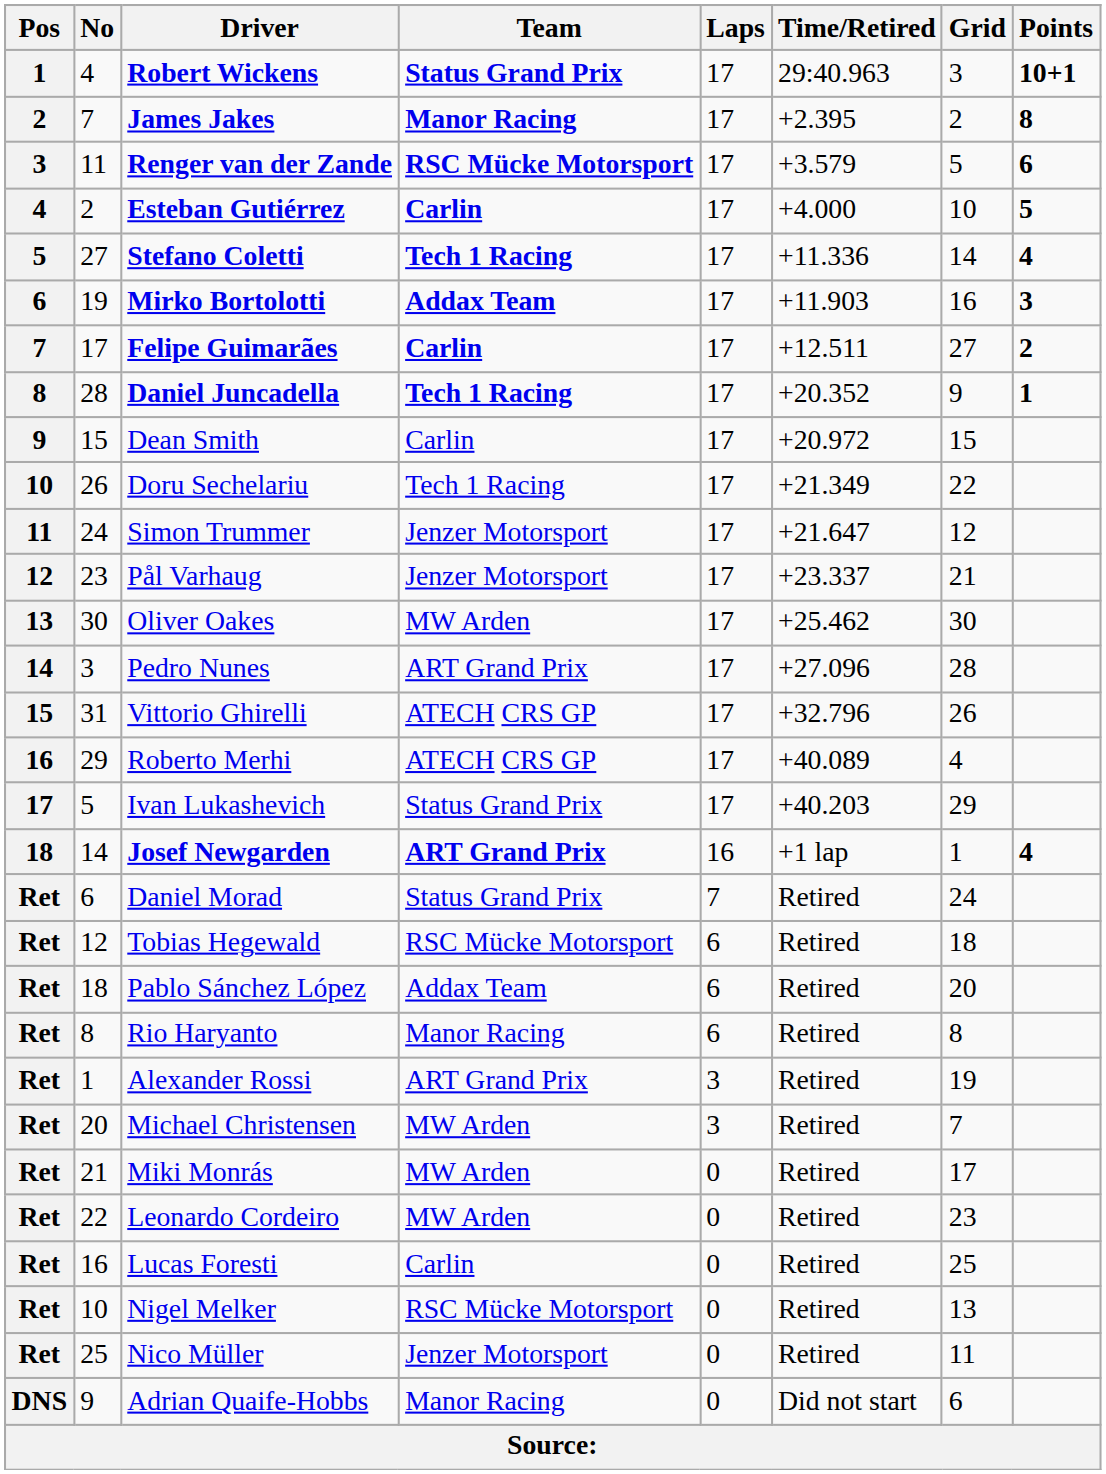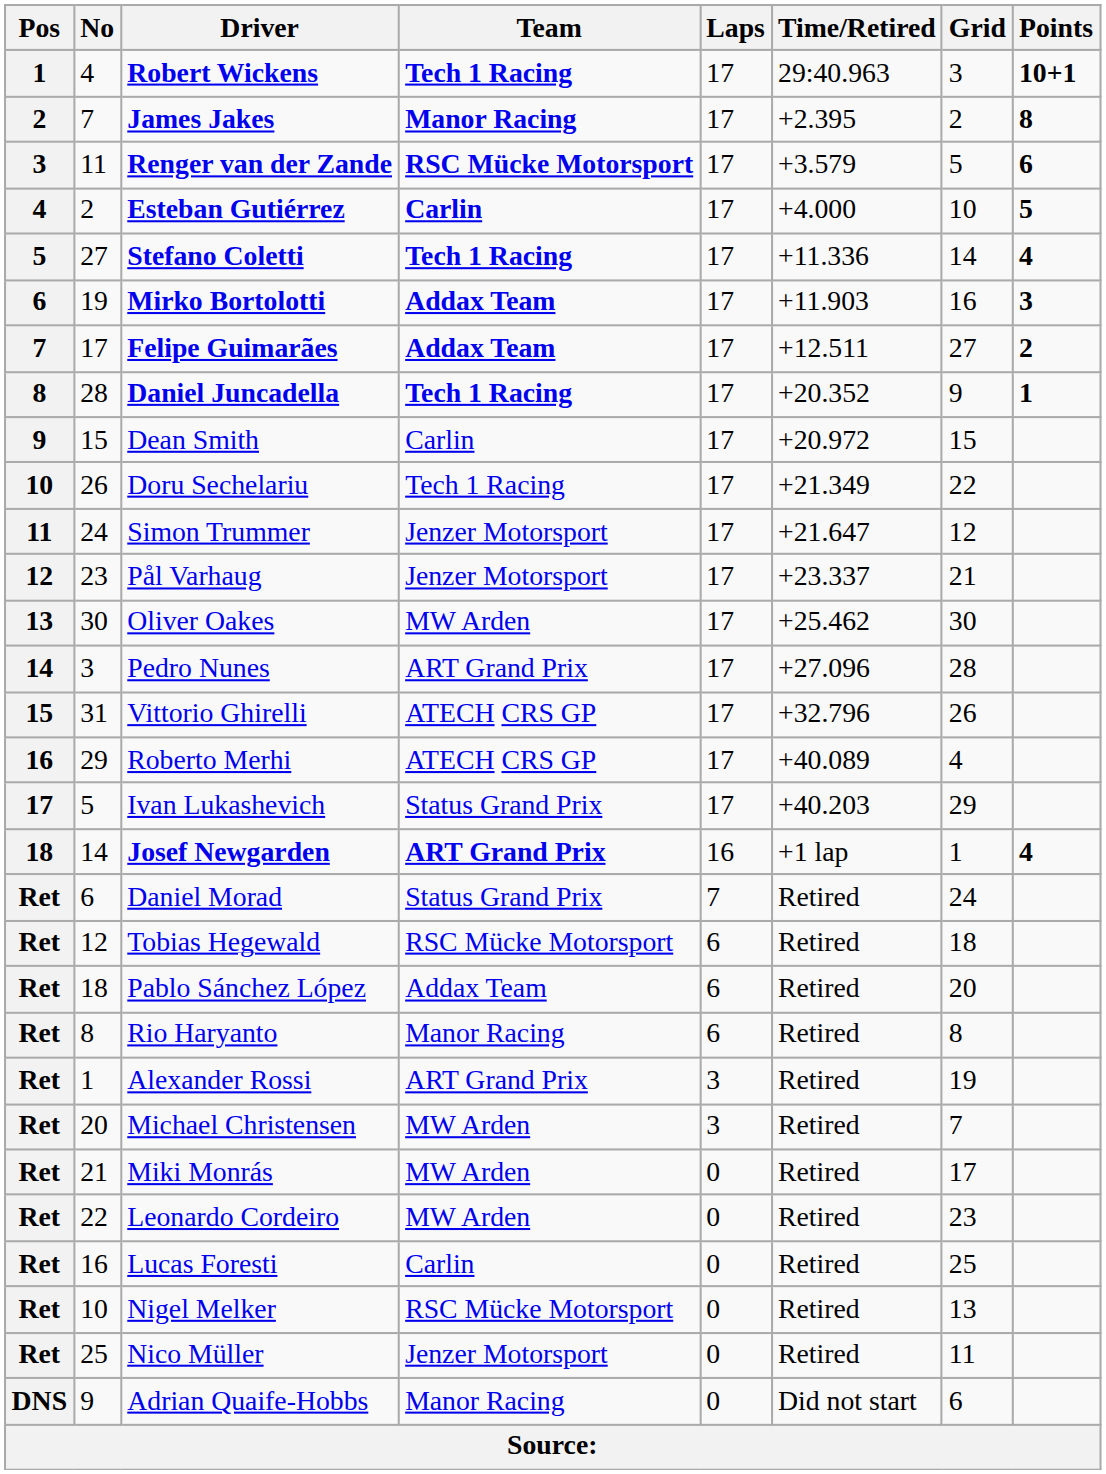(514, 72) Status Grand Prix -> (489, 72) Tech 1 Racing
(444, 347) Carlin -> (480, 347) Addax Team
